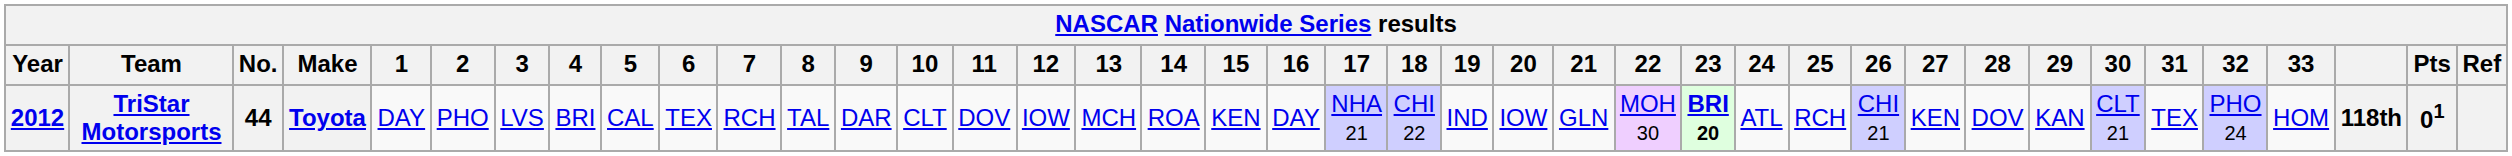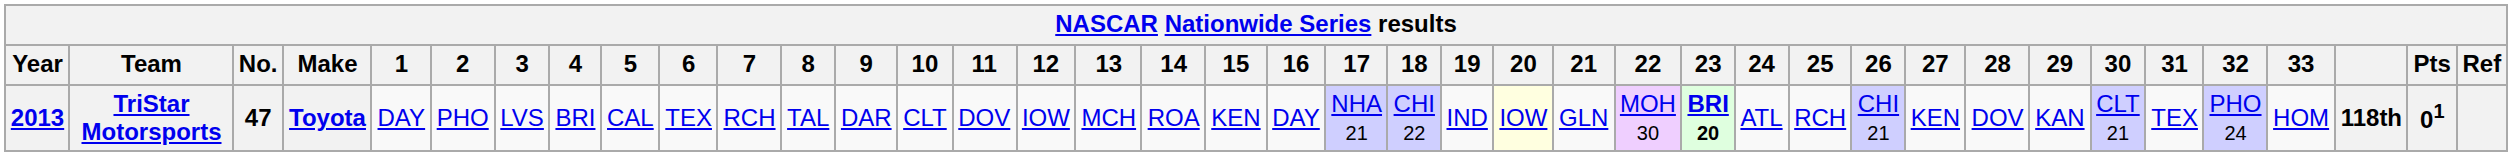(37, 118) 2012 -> (37, 118) 2013
(258, 118) 44 -> (258, 118) 47
(1523, 118) no background -> (1523, 118) lightyellow background
